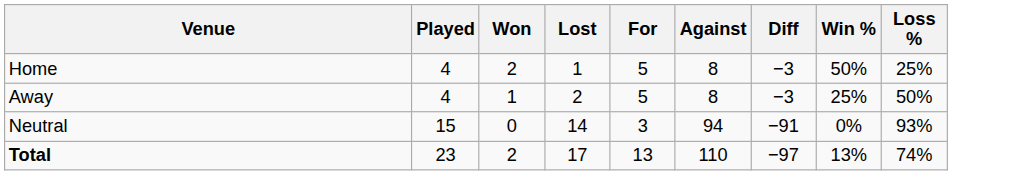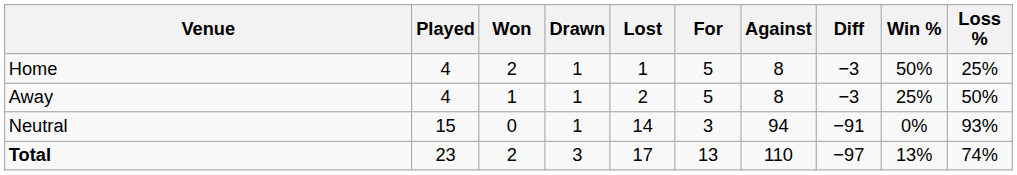+ column: (577, 29)
